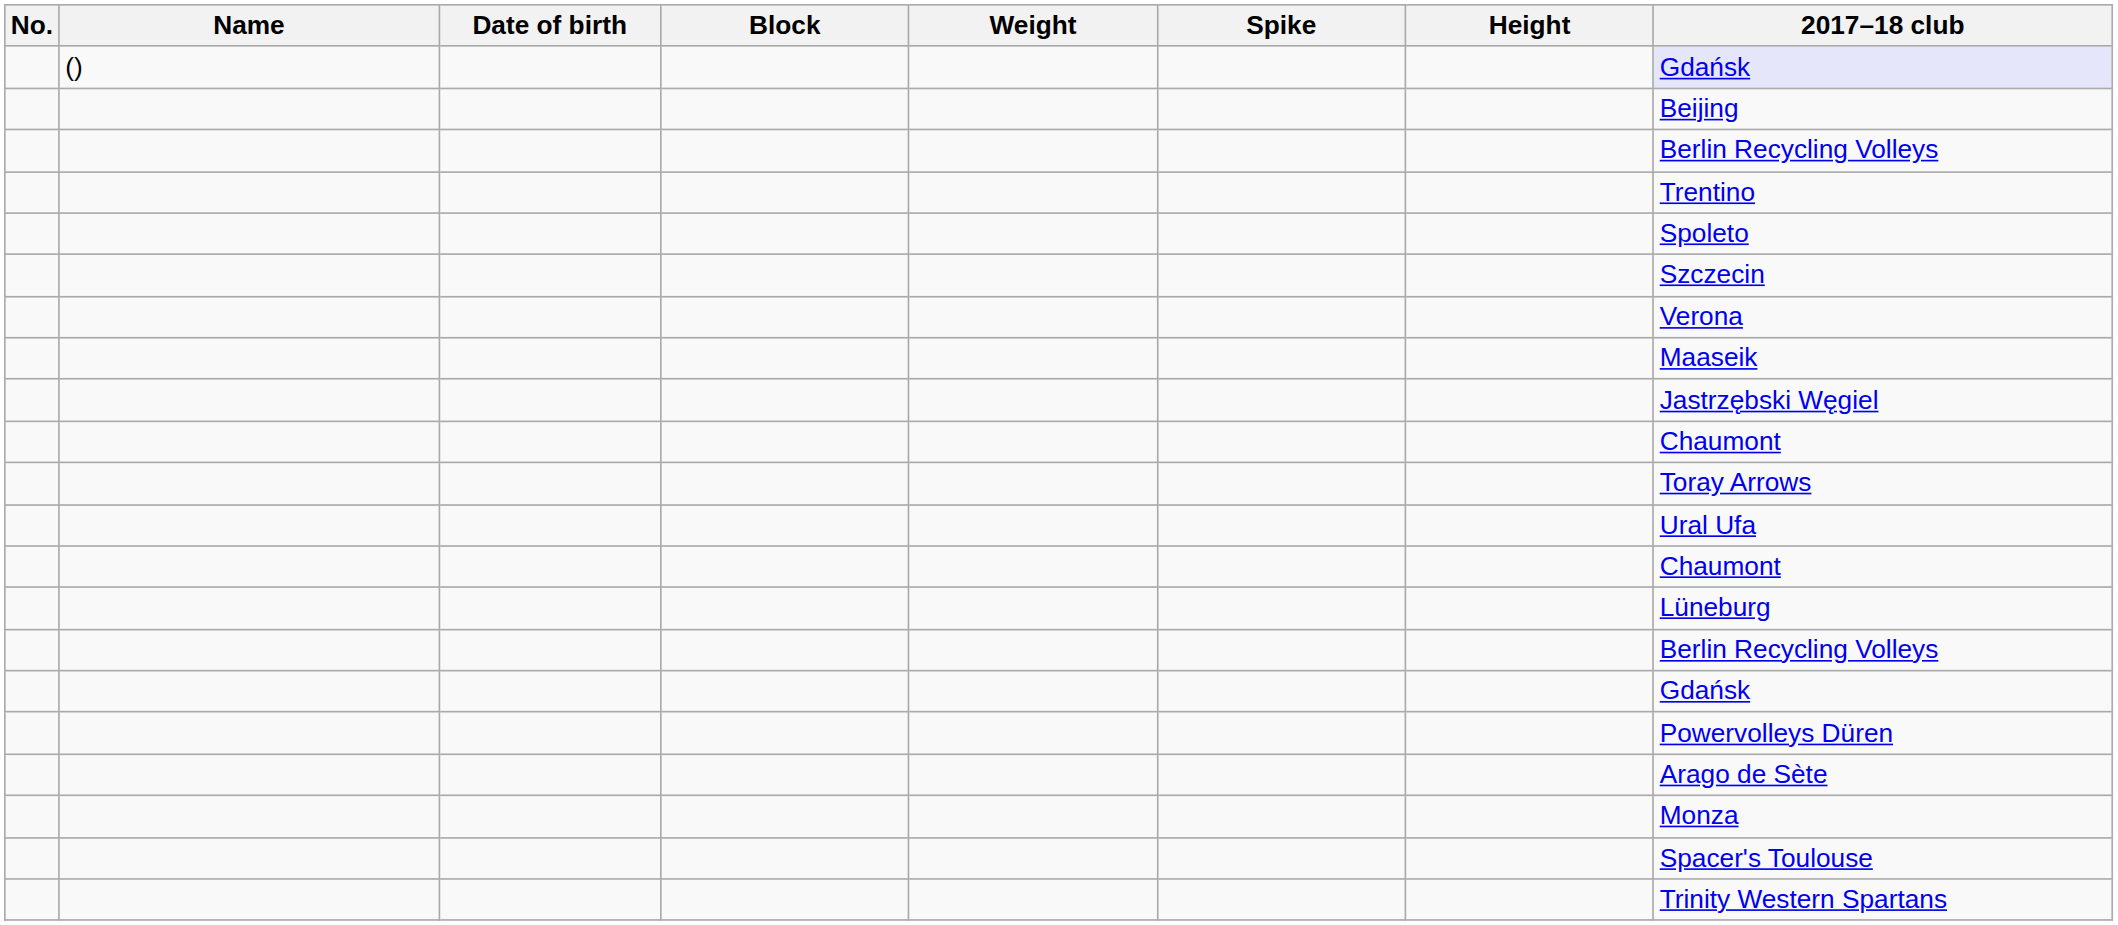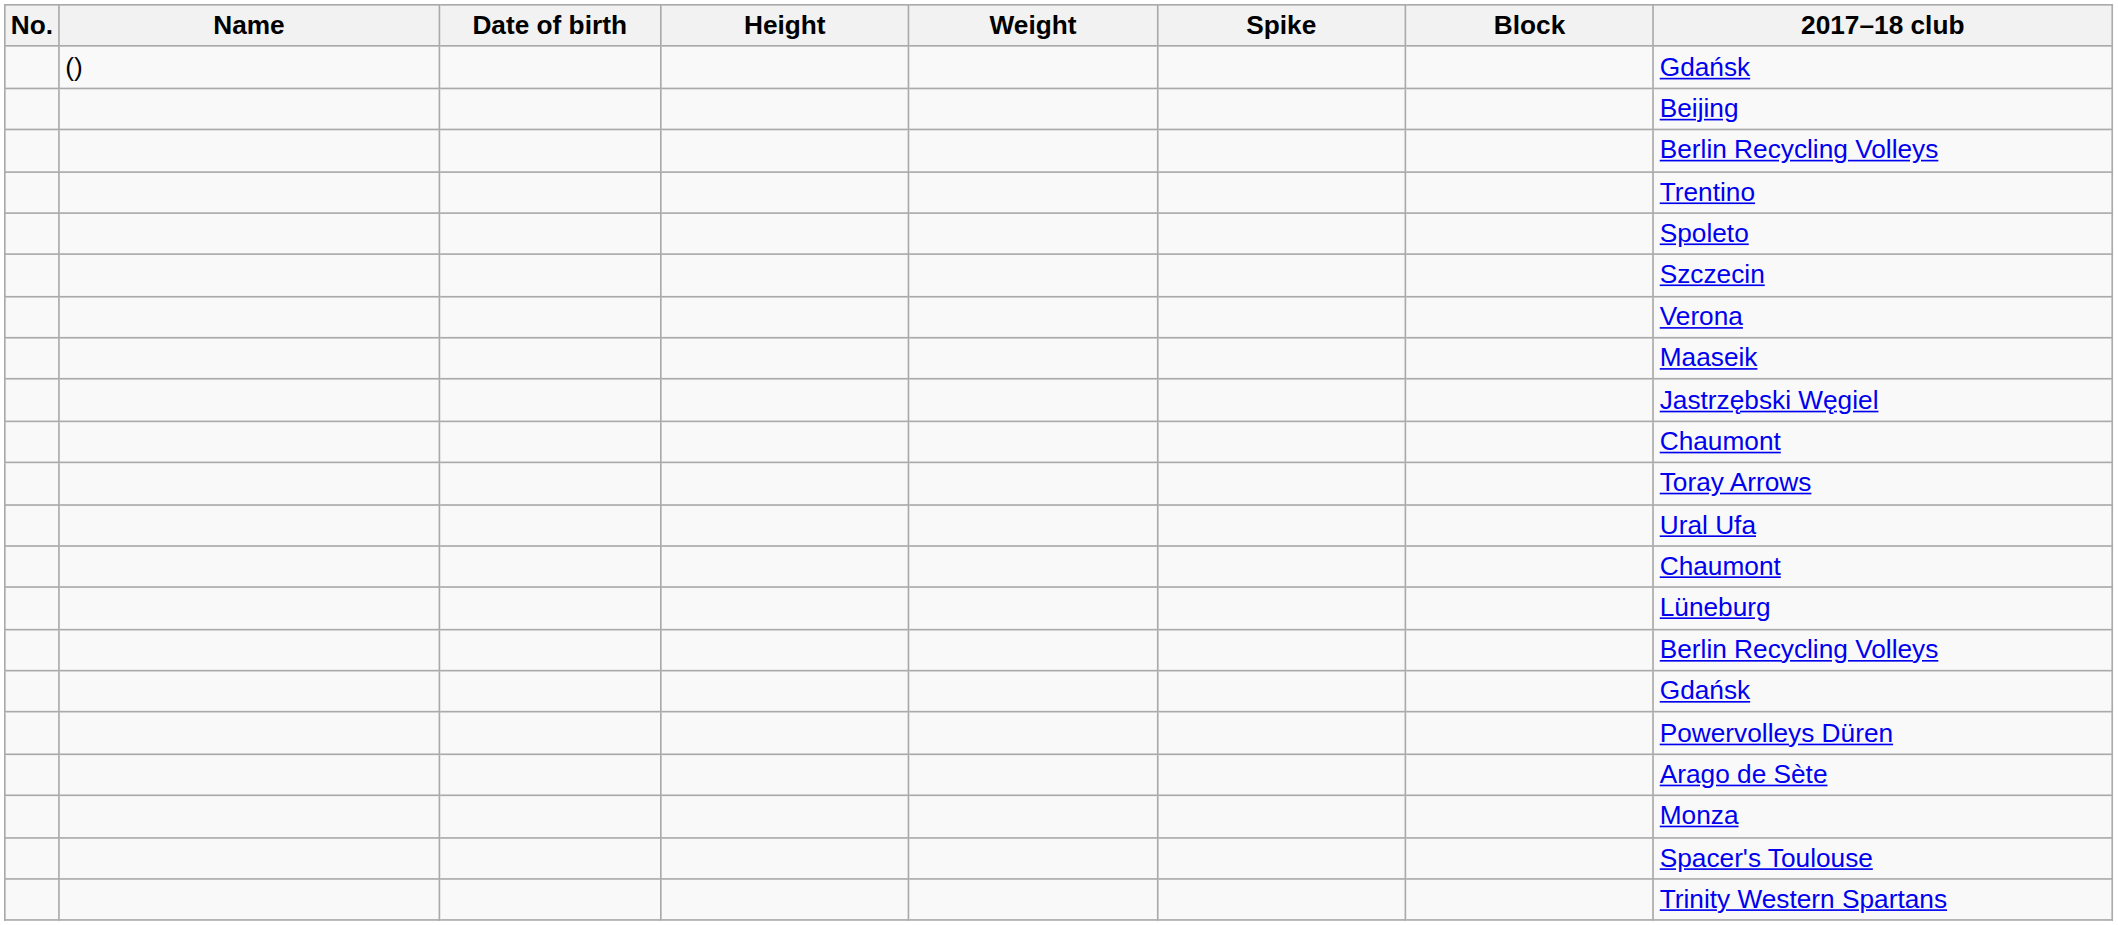columns swapped: (1530, 25) <-> (785, 25)
(1705, 66) lavender background -> (1705, 66) no background
